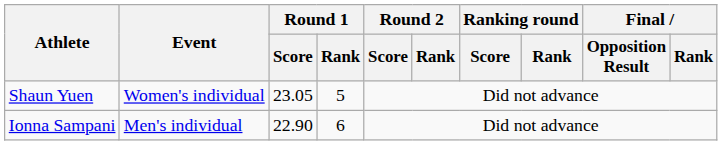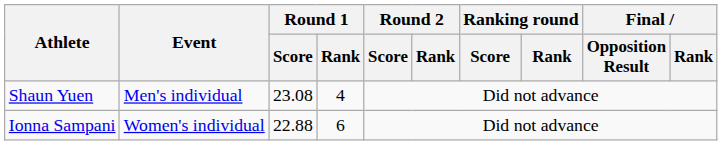(194, 96) Women's individual -> (183, 96) Men's individual
(293, 96) 23.05 -> (293, 96) 23.08
(341, 96) 5 -> (341, 96) 4
(183, 125) Men's individual -> (194, 125) Women's individual
(293, 125) 22.90 -> (293, 125) 22.88
